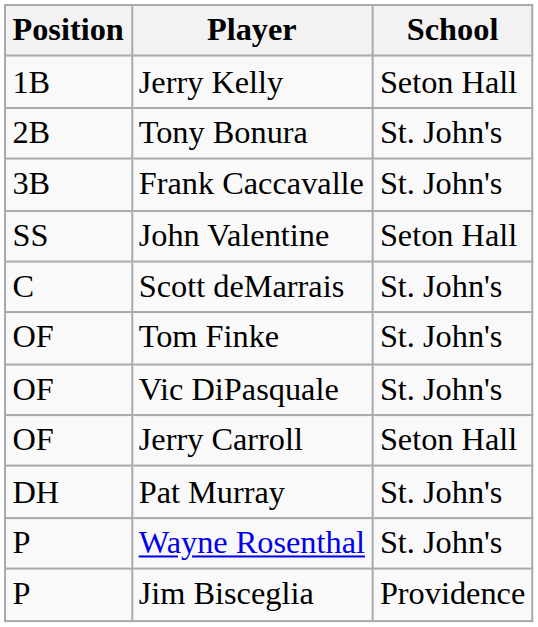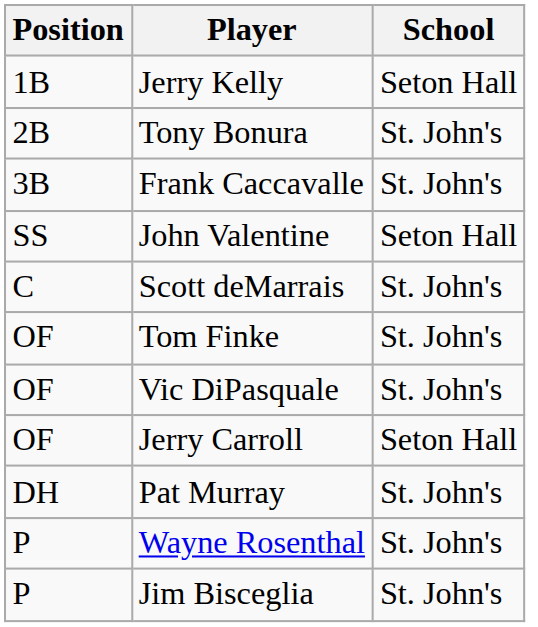(453, 593) Providence -> (441, 593) St. John's
